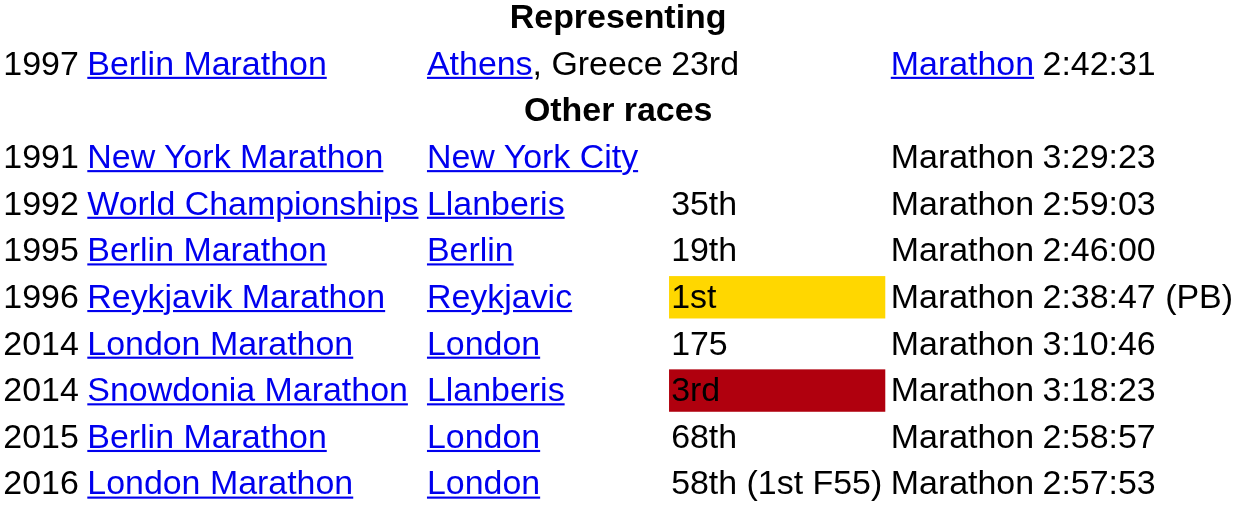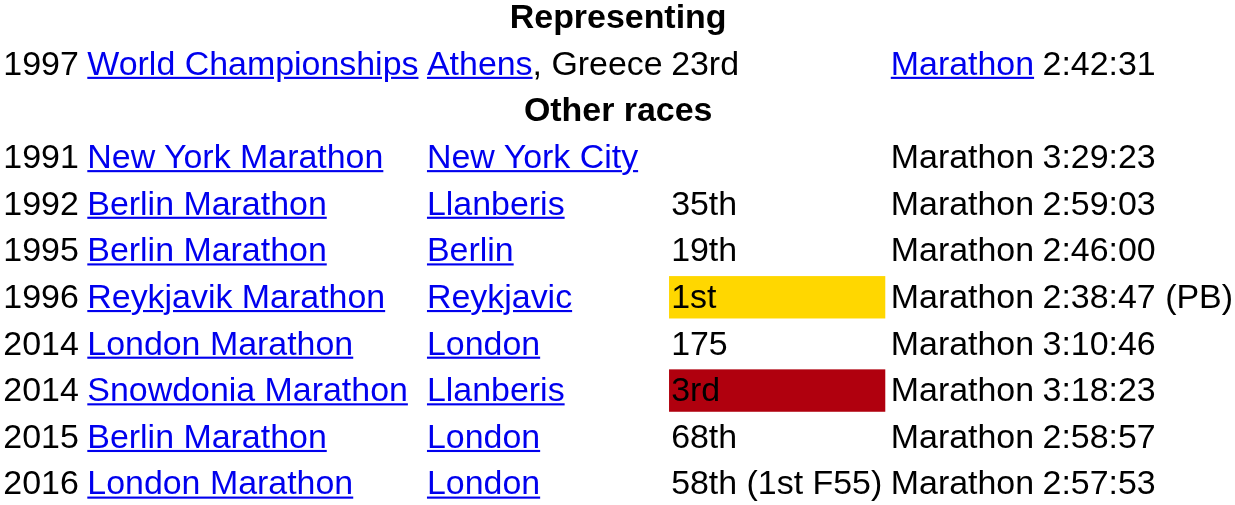(207, 63) Berlin Marathon -> (253, 63) World Championships
(253, 203) World Championships -> (207, 203) Berlin Marathon
